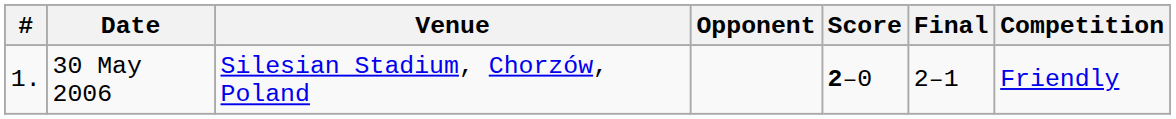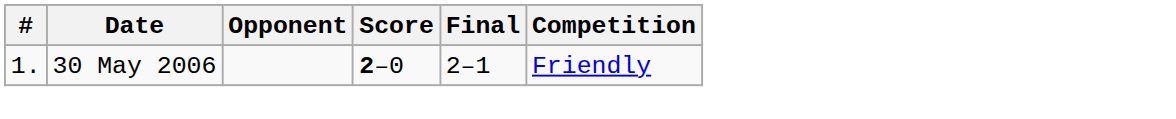- column: (453, 25)
